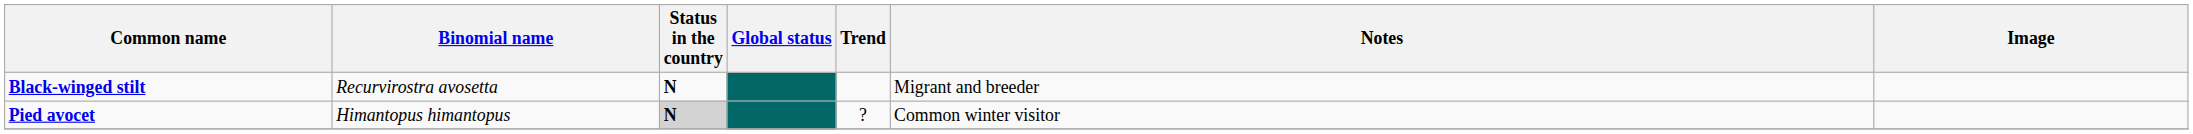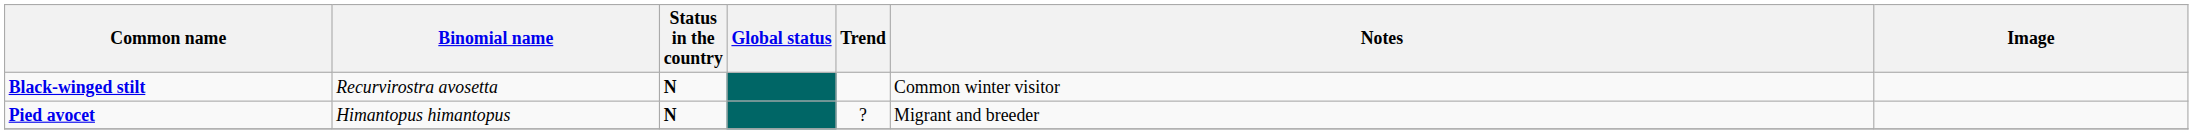(967, 86) Migrant and breeder -> (977, 86) Common winter visitor
(670, 114) lightgrey background -> (670, 114) no background
(977, 114) Common winter visitor -> (967, 114) Migrant and breeder
